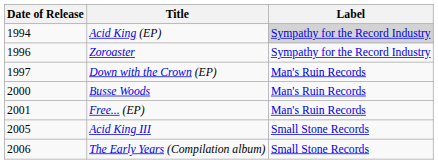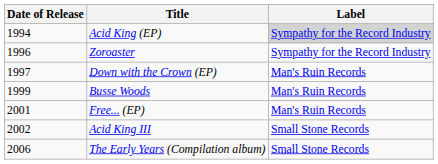(19, 91) 2000 -> (19, 91) 1999
(19, 130) 2005 -> (19, 130) 2002
